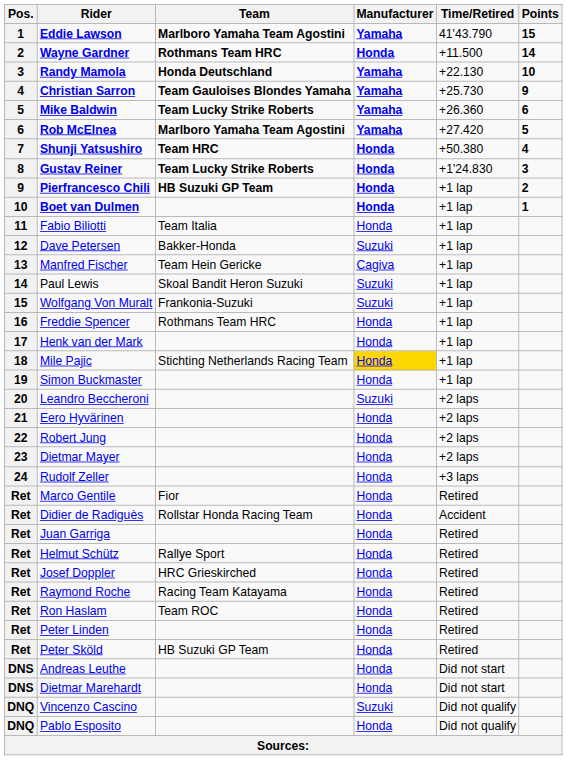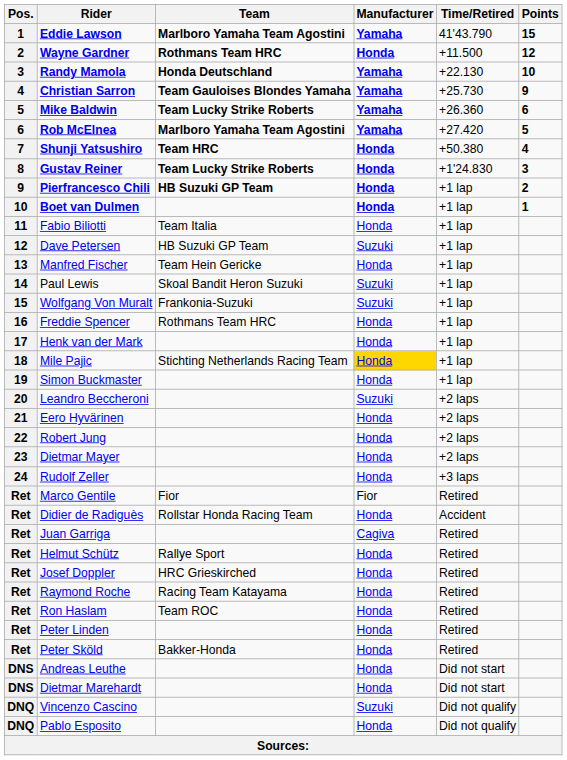(528, 53) 14 -> (528, 53) 12
(197, 245) Bakker-Honda -> (213, 245) HB Suzuki GP Team
(375, 264) Cagiva -> (374, 264) Honda
(374, 495) Honda -> (367, 495) Fior
(374, 534) Honda -> (375, 534) Cagiva
(213, 649) HB Suzuki GP Team -> (197, 649) Bakker-Honda
